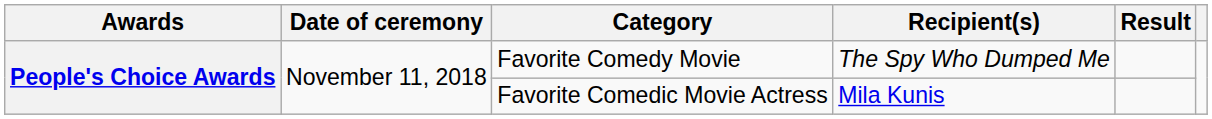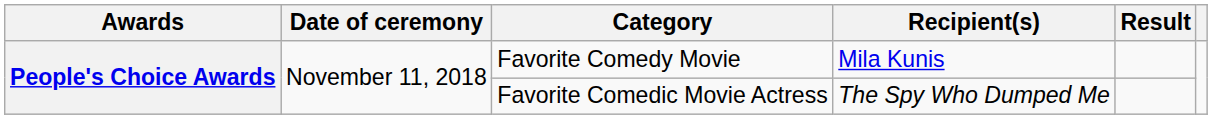(974, 59) The Spy Who Dumped Me -> (891, 59) Mila Kunis
(891, 95) Mila Kunis -> (974, 95) The Spy Who Dumped Me
